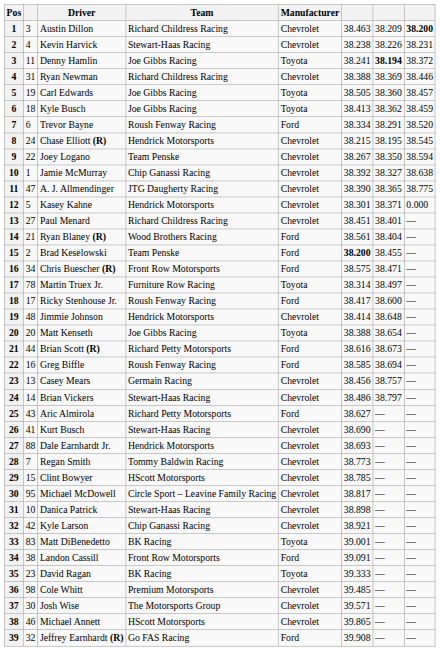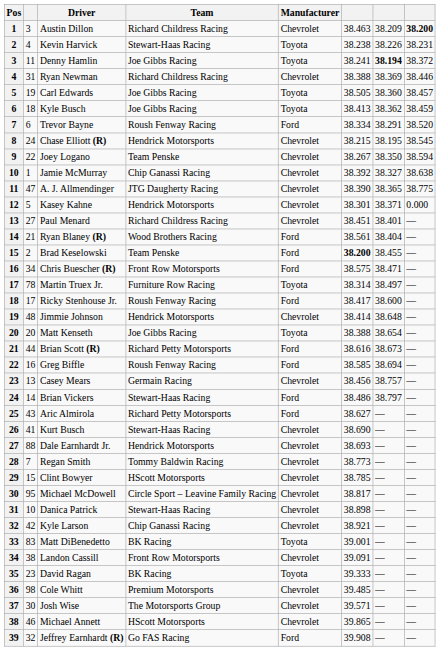(300, 44) Chevrolet -> (294, 44) Toyota
(300, 397) Chevrolet -> (290, 397) Ford
(290, 558) Ford -> (300, 558) Chevrolet
